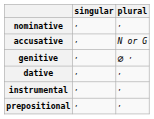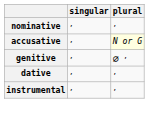(132, 42) no background -> (127, 42) lightyellow background
- row: (38, 106)
